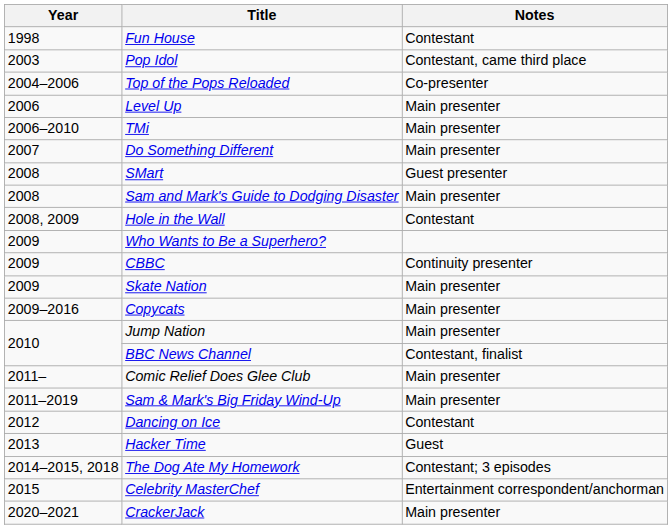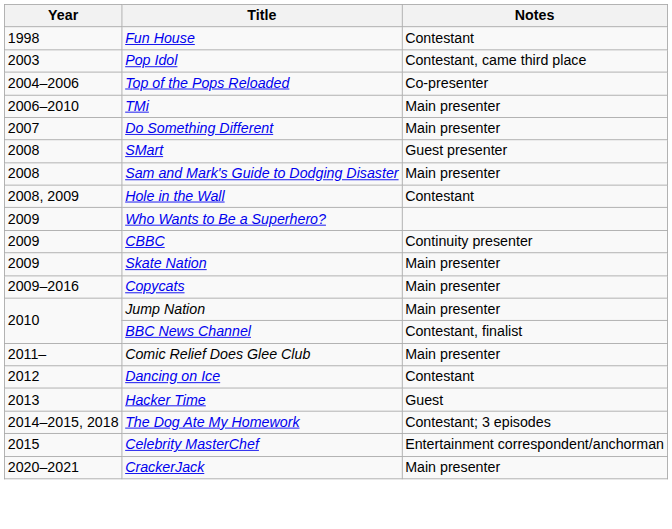- row: (153, 106)
- row: (233, 399)
